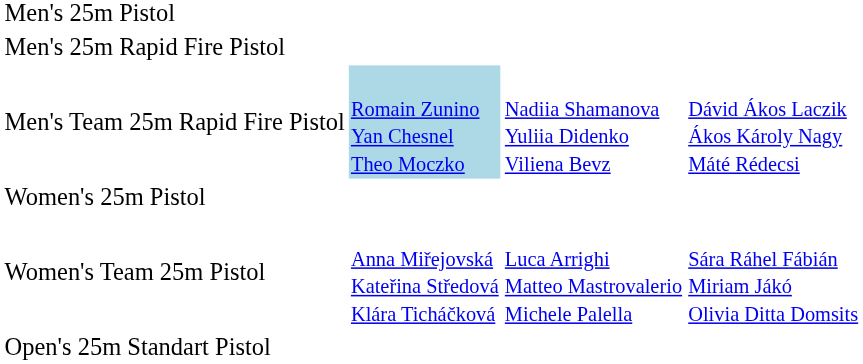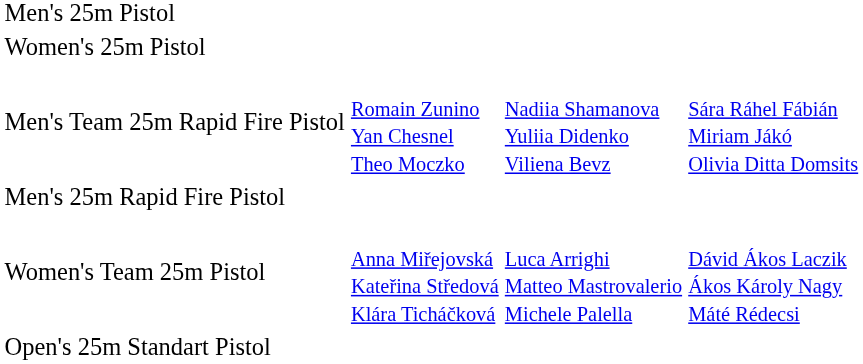rows swapped: (145, 46) <-> (105, 196)
(415, 137) lightblue background -> (415, 137) no background
(767, 137) Dávid Ákos Laczik Ákos Károly Nagy Máté Rédecsi -> (773, 137) Sára Ráhel Fábián Miriam Jákó Olivia Ditta Domsits
(773, 286) Sára Ráhel Fábián Miriam Jákó Olivia Ditta Domsits -> (767, 286) Dávid Ákos Laczik Ákos Károly Nagy Máté Rédecsi
